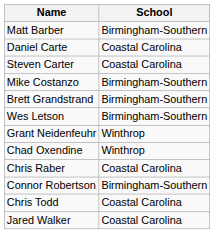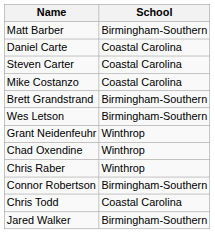(154, 82) Birmingham-Southern -> (142, 82) Coastal Carolina
(142, 168) Coastal Carolina -> (123, 168) Winthrop
(142, 220) Coastal Carolina -> (154, 220) Birmingham-Southern
